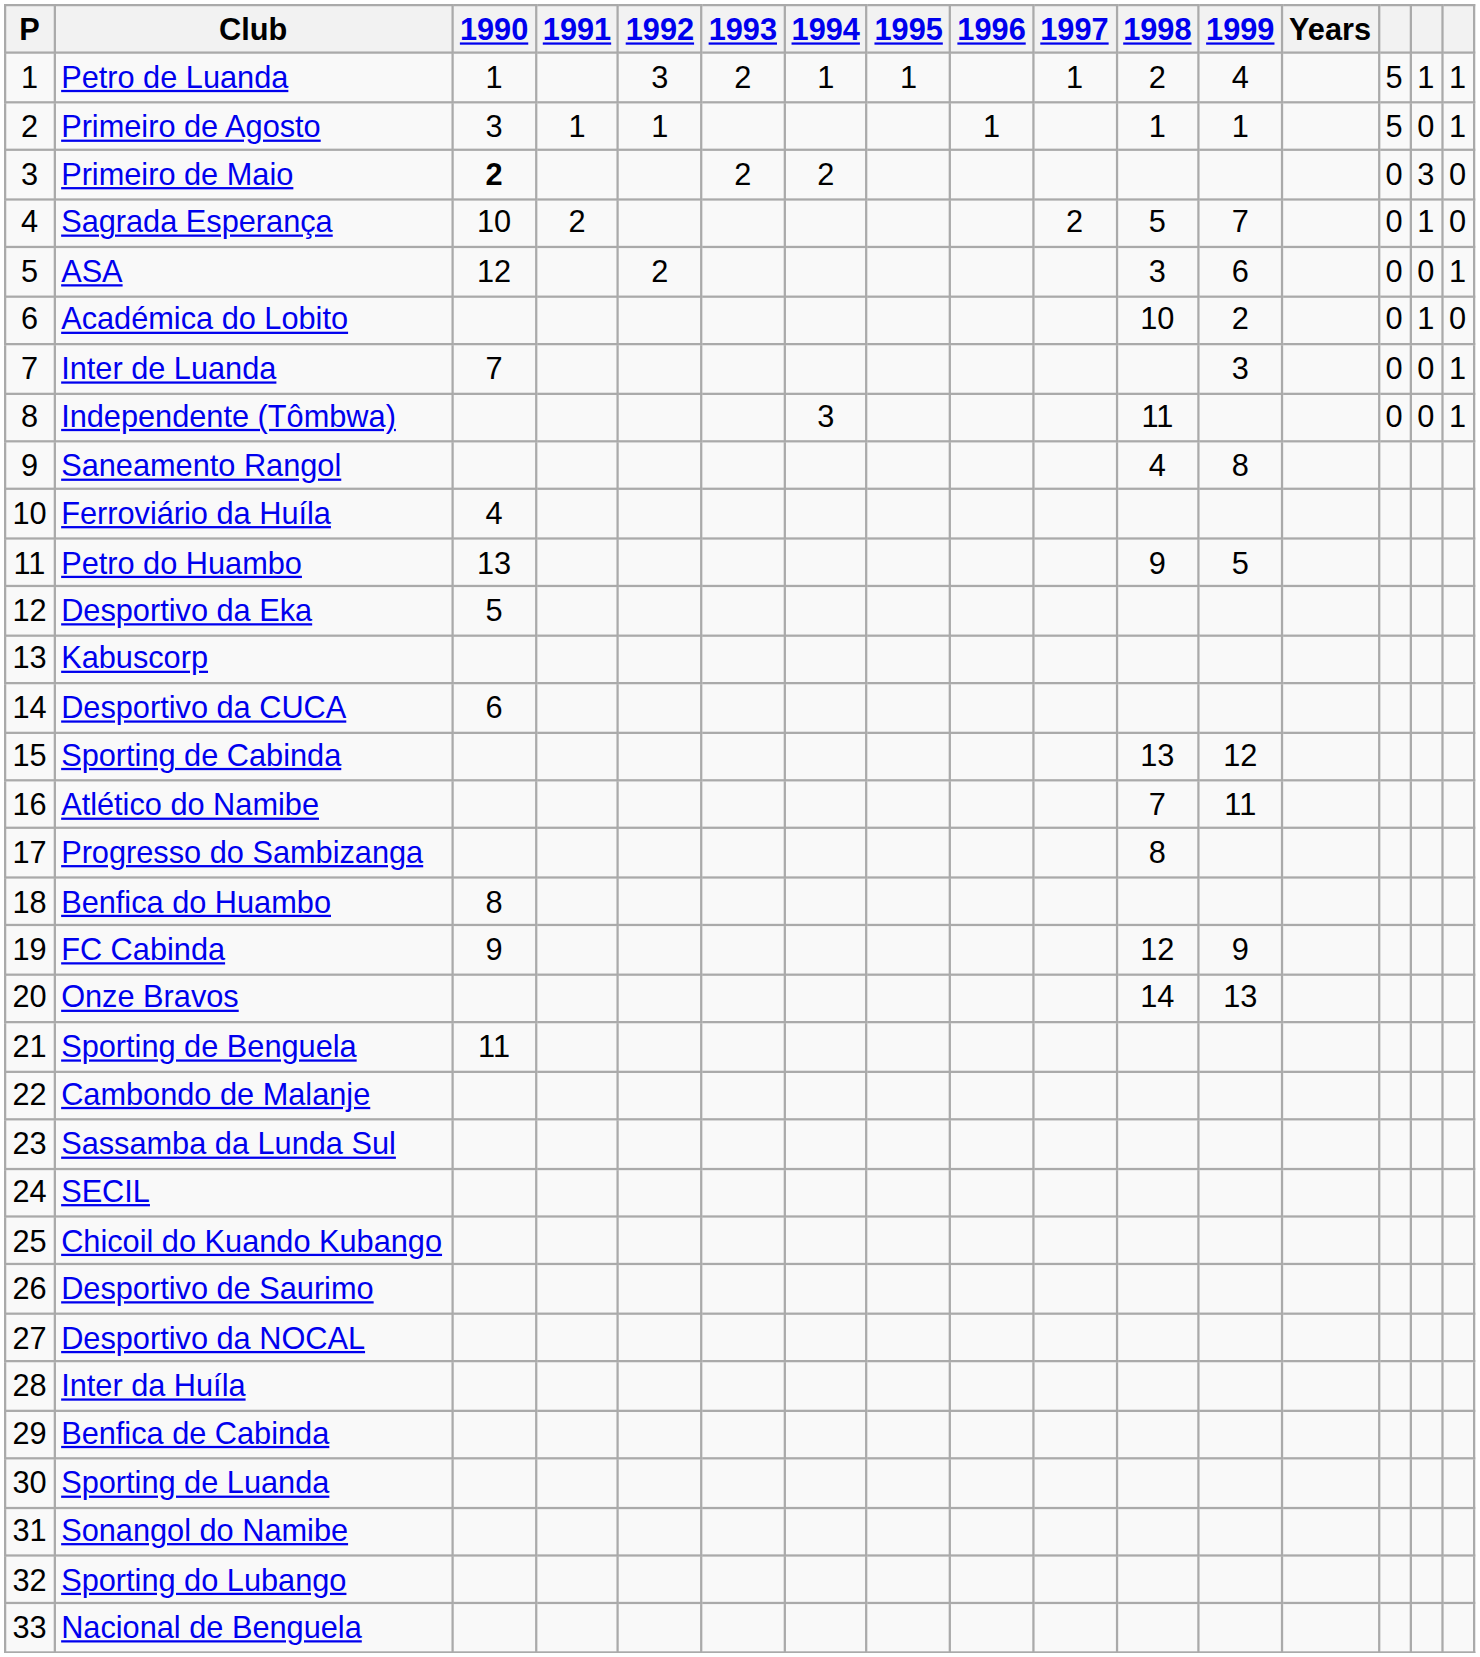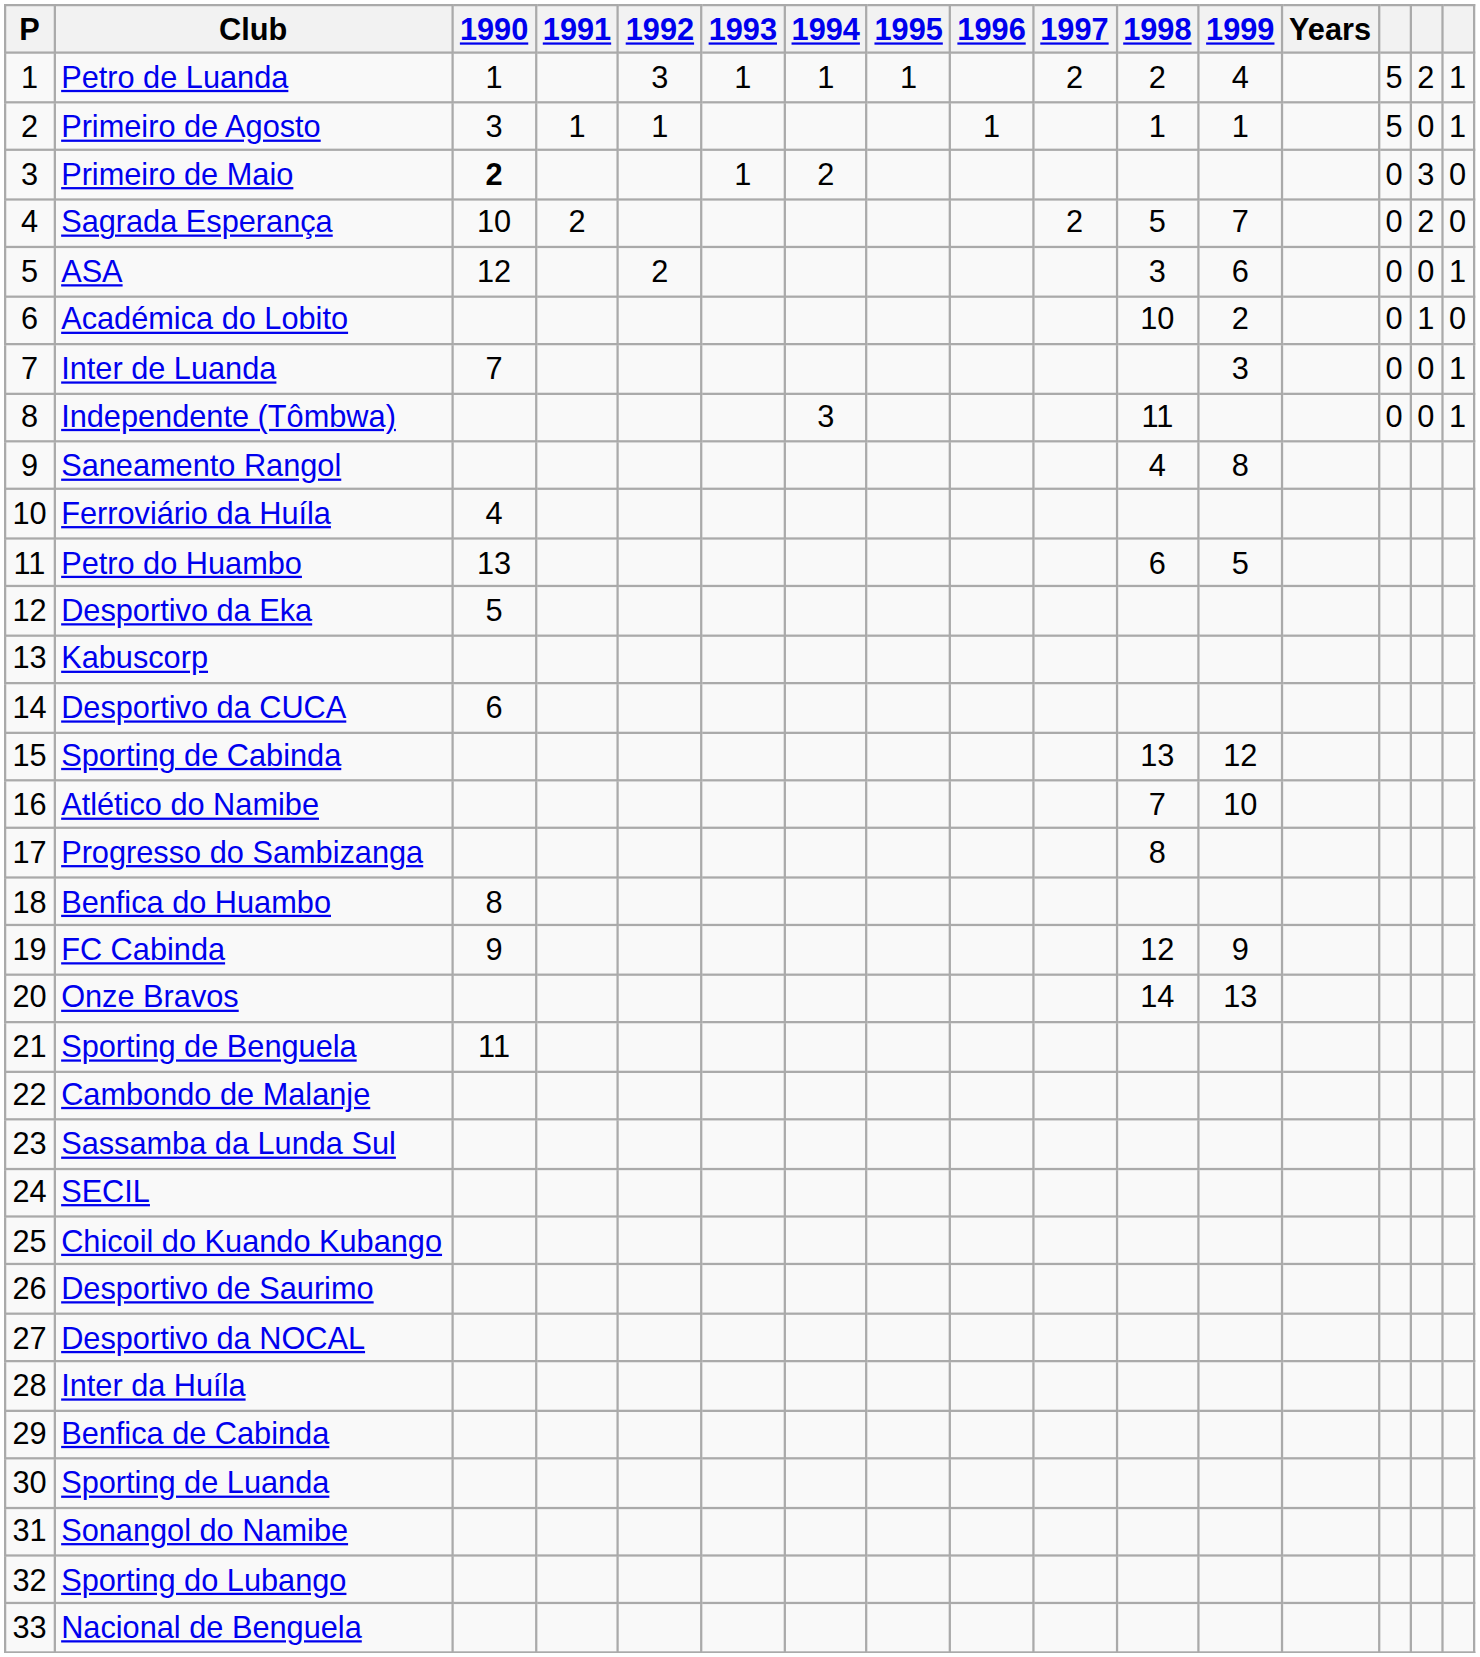(743, 77) 2 -> (743, 77) 1
(1074, 77) 1 -> (1074, 77) 2
(1426, 77) 1 -> (1426, 77) 2
(743, 174) 2 -> (743, 174) 1
(1426, 223) 1 -> (1426, 223) 2
(1157, 562) 9 -> (1157, 562) 6
(1240, 804) 11 -> (1240, 804) 10
